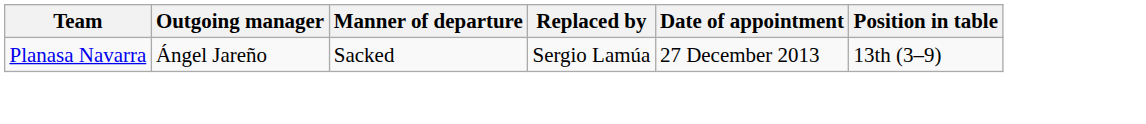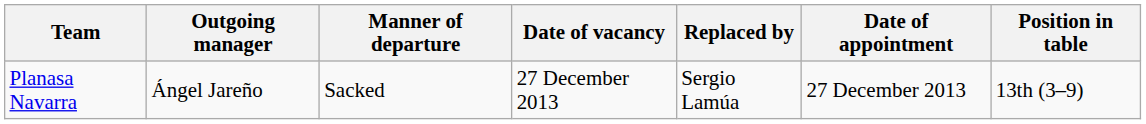+ column: (594, 32)
